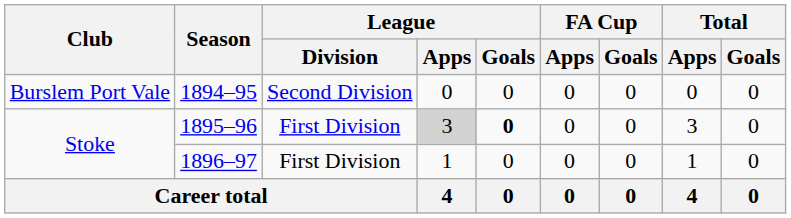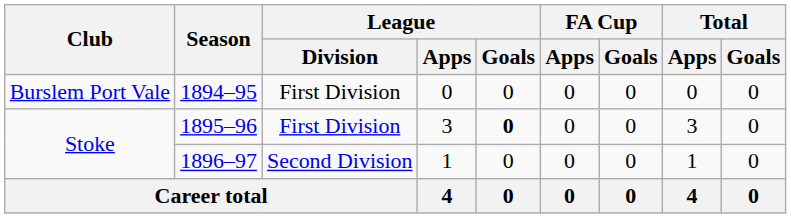(340, 91) Second Division -> (340, 91) First Division
(447, 126) lightgrey background -> (447, 126) no background
(340, 160) First Division -> (340, 160) Second Division
